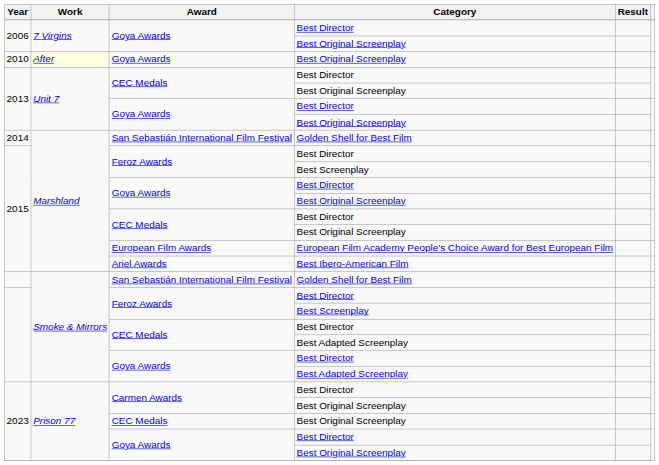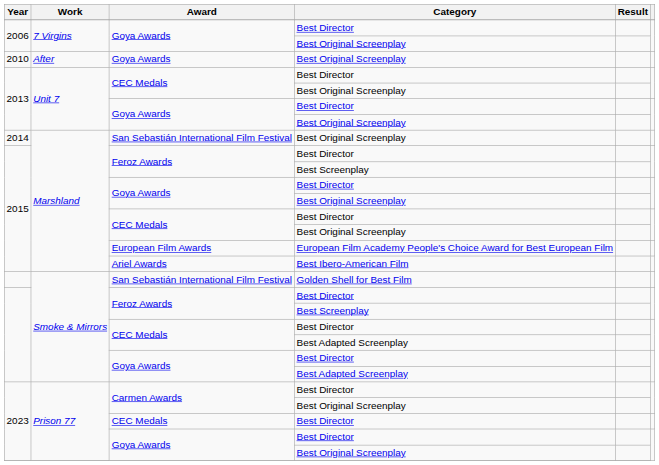(44, 59) lightyellow background -> (44, 59) no background
(354, 138) Golden Shell for Best Film -> (351, 138) Best Original Screenplay
(351, 421) Best Original Screenplay -> (325, 421) Best Director
